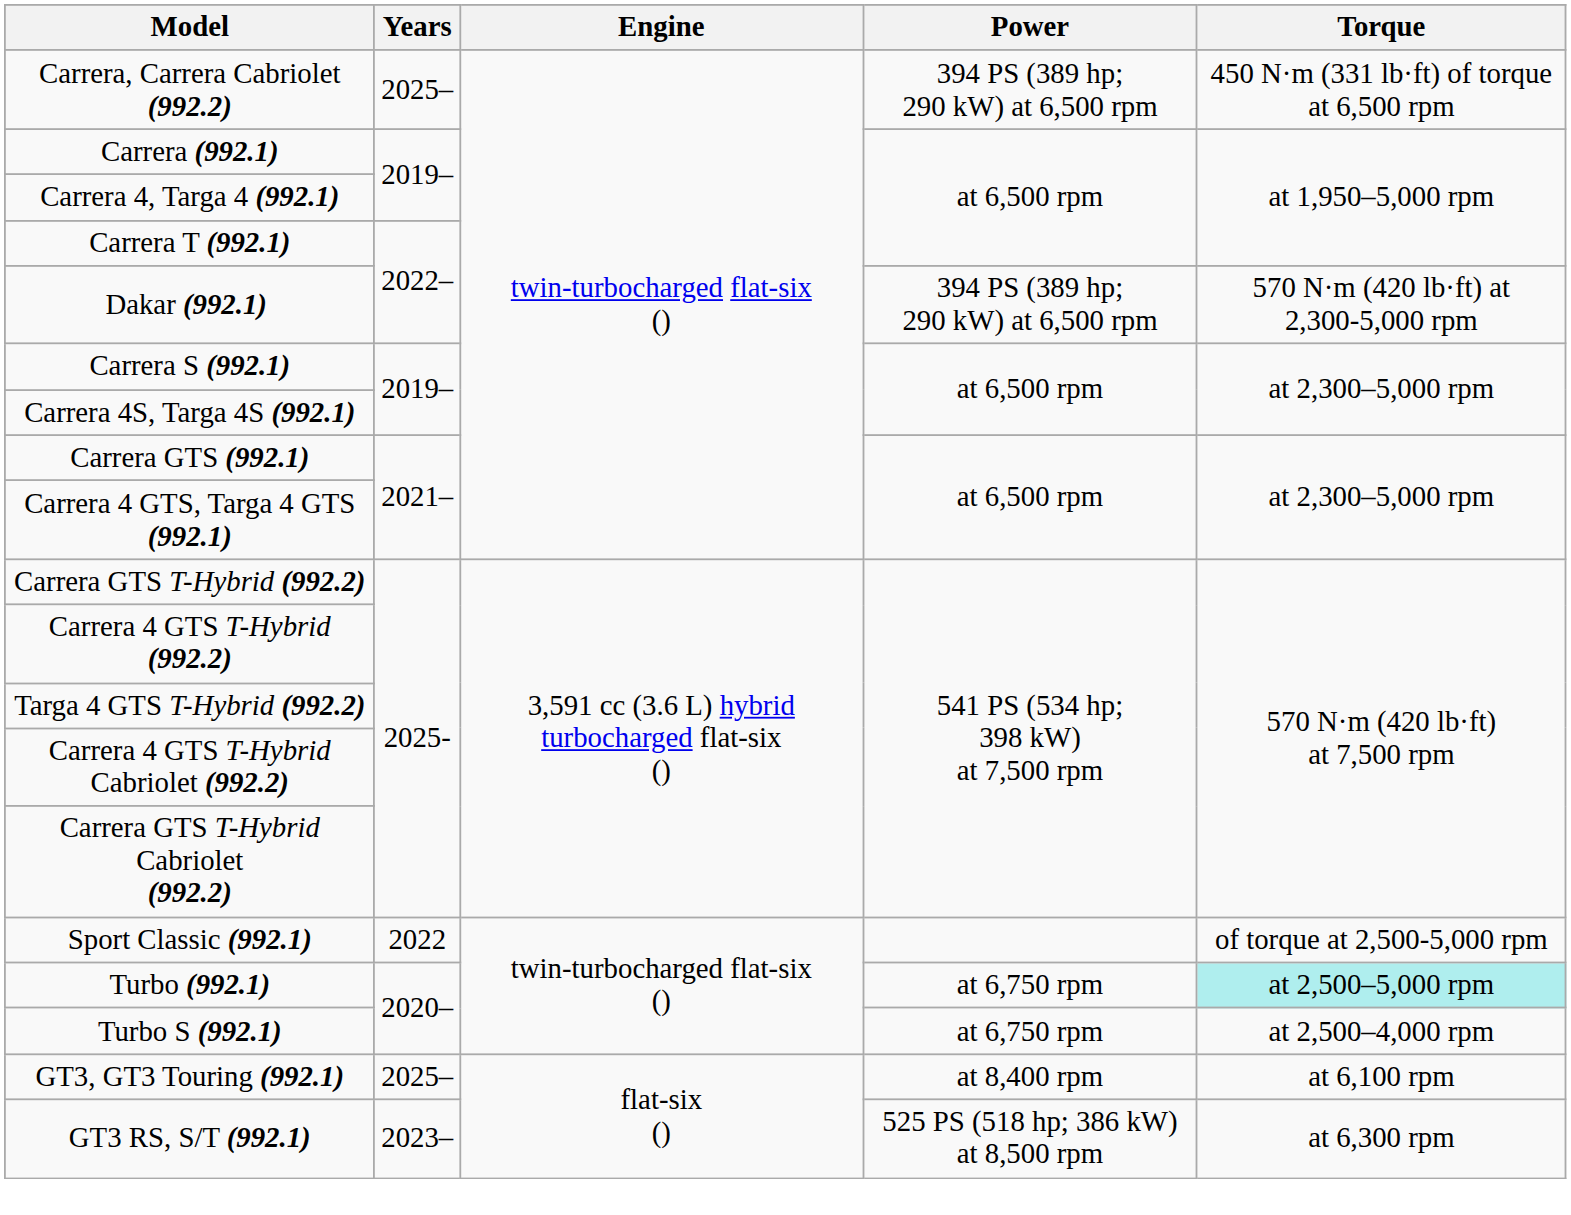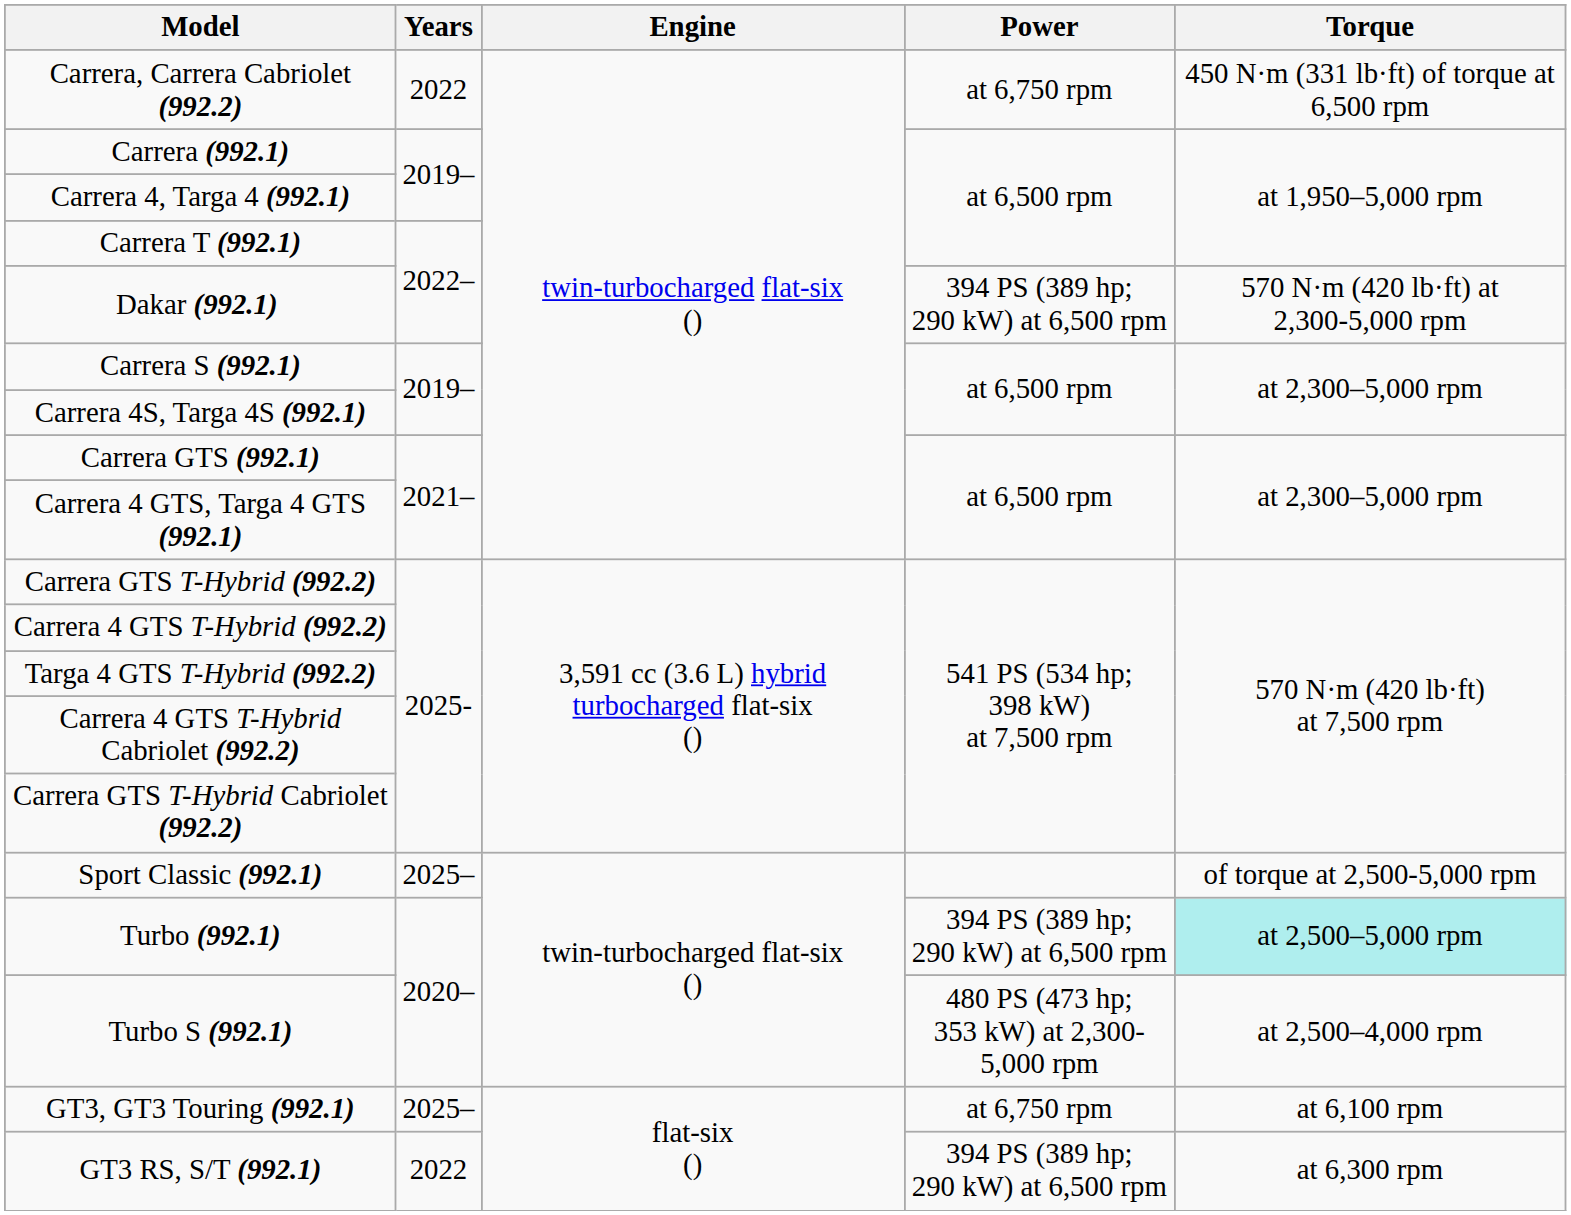(417, 89) 2025– -> (438, 89) 2022
(1030, 89) 394 PS (389 hp; 290 kW) at 6,500 rpm -> (1039, 89) at 6,750 rpm
(417, 939) 2022 -> (438, 874) 2025–
(1030, 984) at 6,750 rpm -> (1039, 936) 394 PS (389 hp; 290 kW) at 6,500 rpm
(1030, 1030) at 6,750 rpm -> (1039, 1030) 480 PS (473 hp; 353 kW) at 2,300-5,000 rpm
(1030, 1076) at 8,400 rpm -> (1039, 1108) at 6,750 rpm
(417, 1138) 2023– -> (438, 1170) 2022
(1030, 1138) 525 PS (518 hp; 386 kW) at 8,500 rpm -> (1039, 1170) 394 PS (389 hp; 290 kW) at 6,500 rpm
